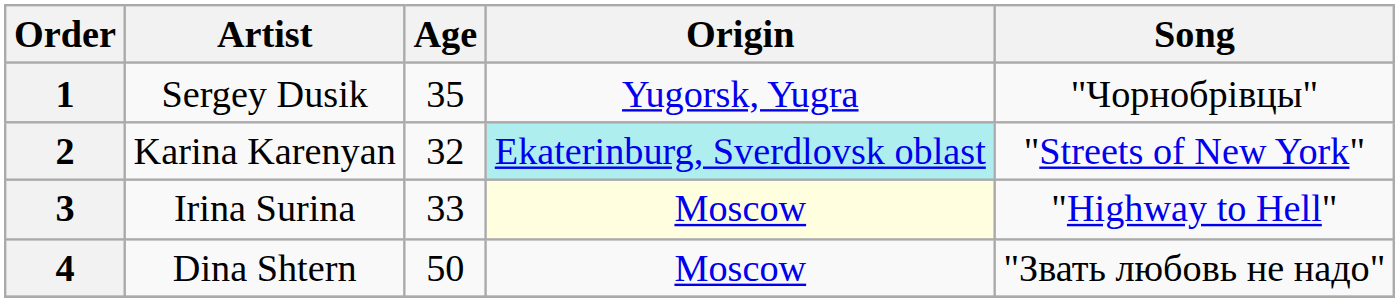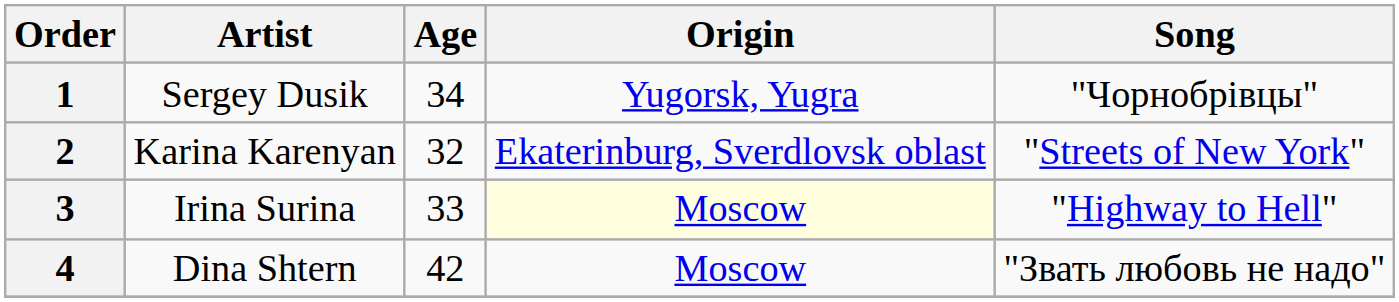(445, 93) 35 -> (445, 93) 34
(740, 151) paleturquoise background -> (740, 151) no background
(445, 267) 50 -> (445, 267) 42
